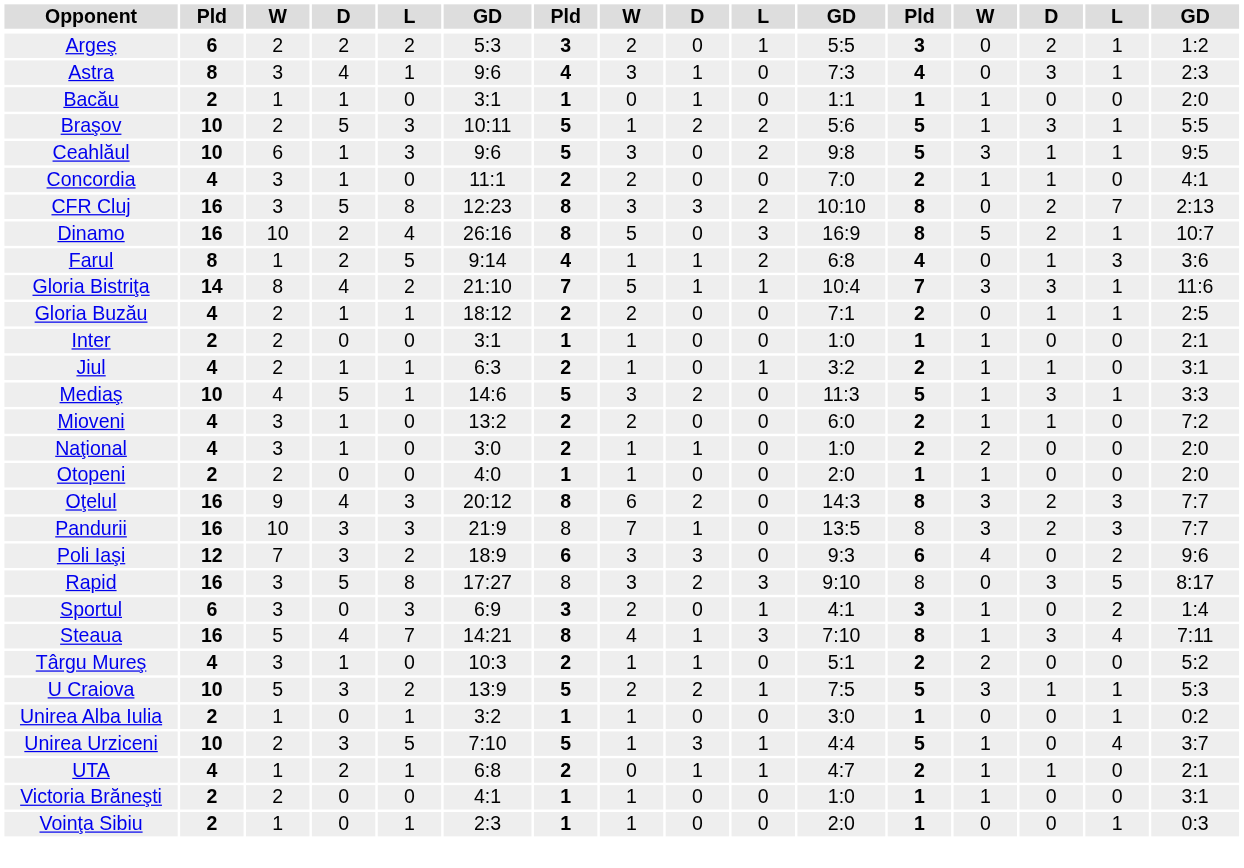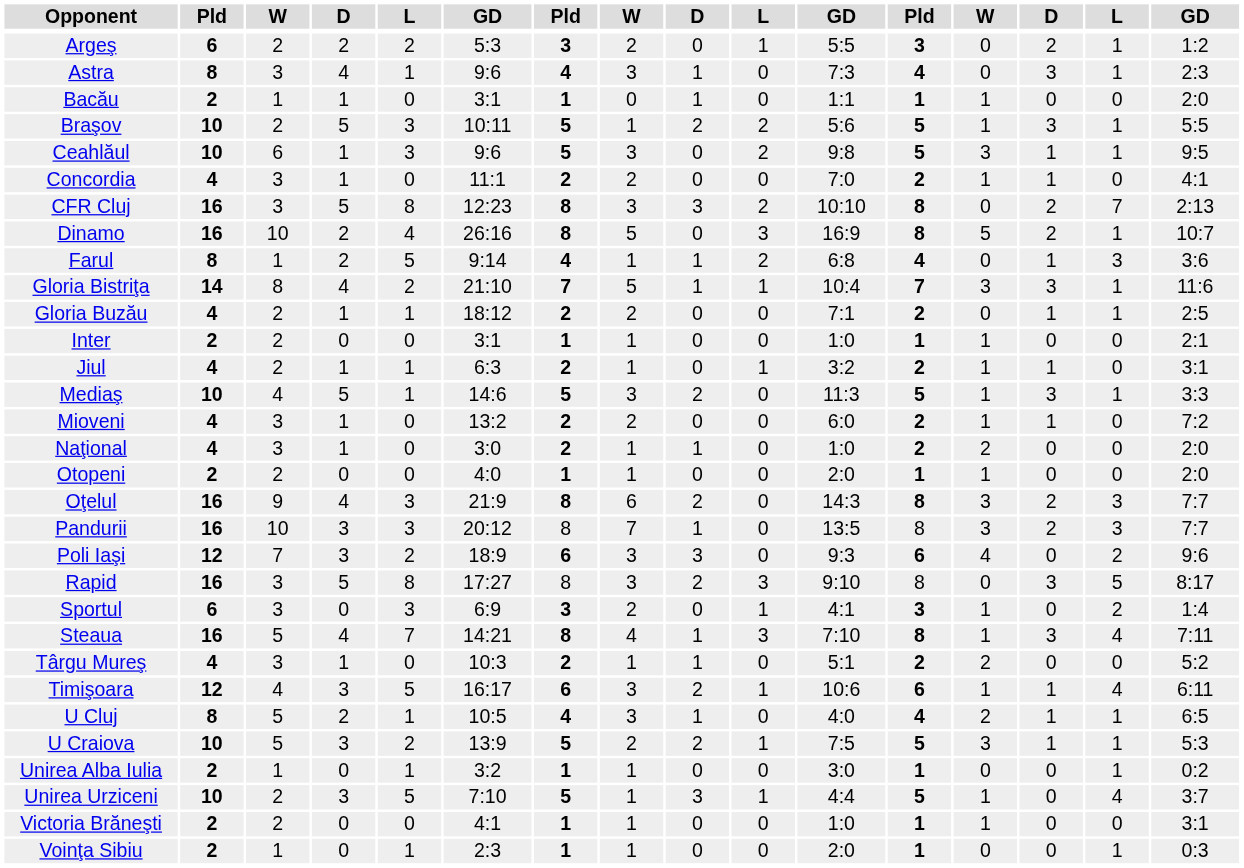(488, 501) 20:12 -> (488, 501) 21:9
(488, 528) 21:9 -> (488, 528) 20:12
+ row: (91, 689)
+ row: (91, 716)
- row: (91, 770)
